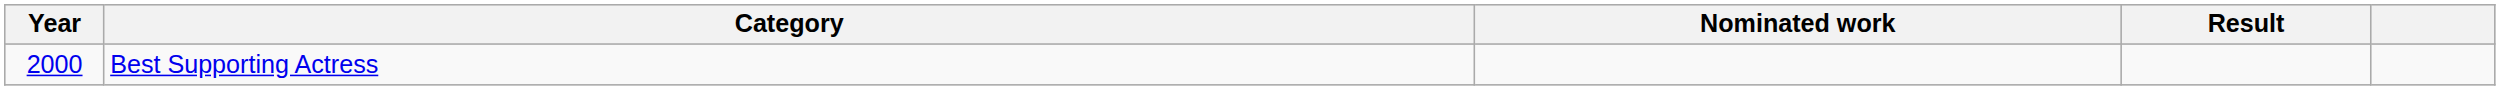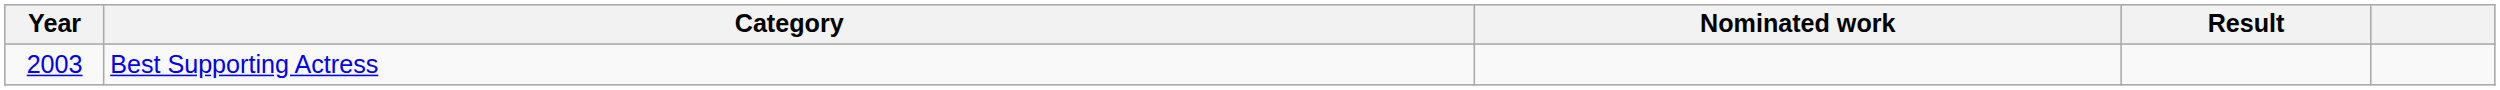(55, 64) 2000 -> (55, 64) 2003
